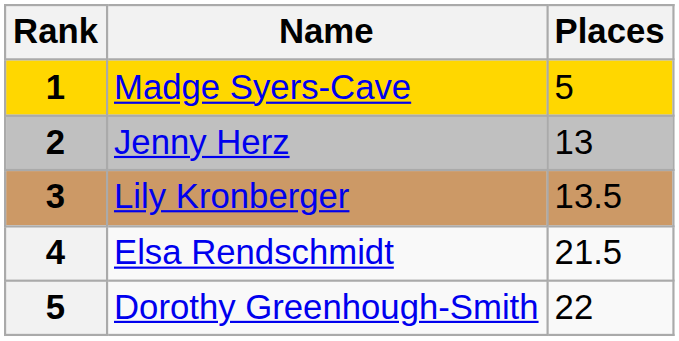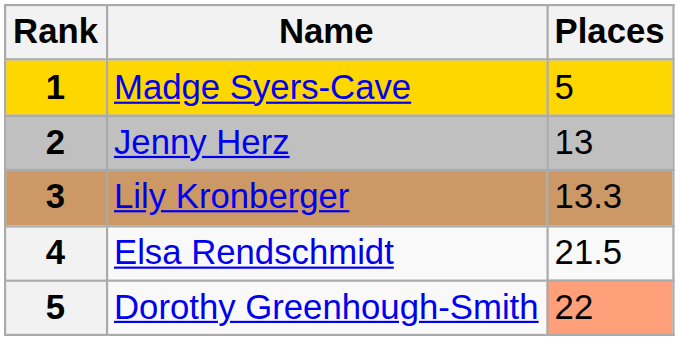(588, 197) 13.5 -> (588, 197) 13.3
(574, 307) no background -> (574, 307) lightsalmon background
